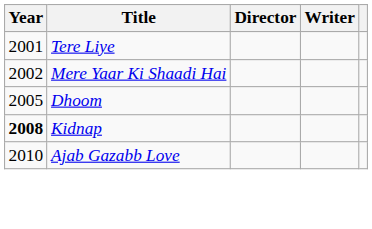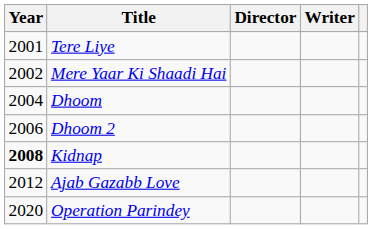(26, 100) 2005 -> (26, 100) 2004
+ row: (83, 127)
(26, 155) 2010 -> (26, 182) 2012
+ row: (120, 210)
